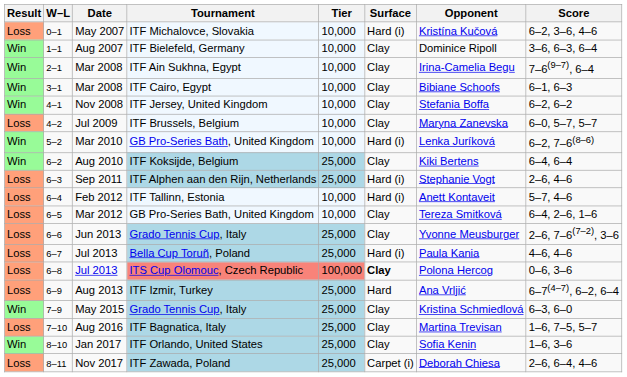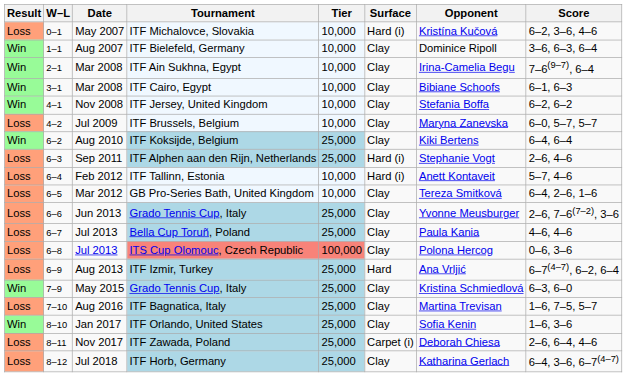- row: (99, 142)
(386, 253) Hard (i) -> (378, 232) Clay
(379, 271) bold -> (378, 250) normal
+ row: (96, 361)
